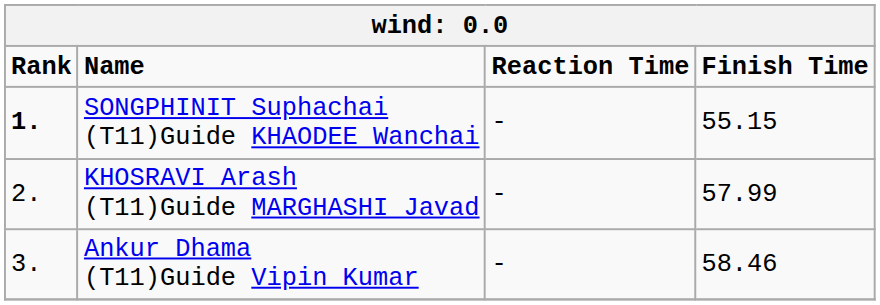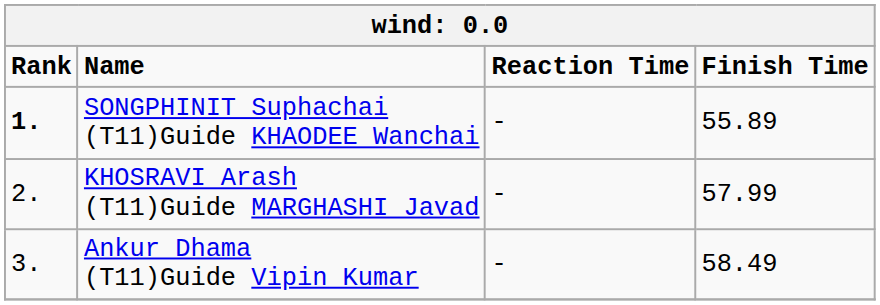(739, 123) 55.15 -> (739, 123) 55.89
(739, 264) 58.46 -> (739, 264) 58.49
